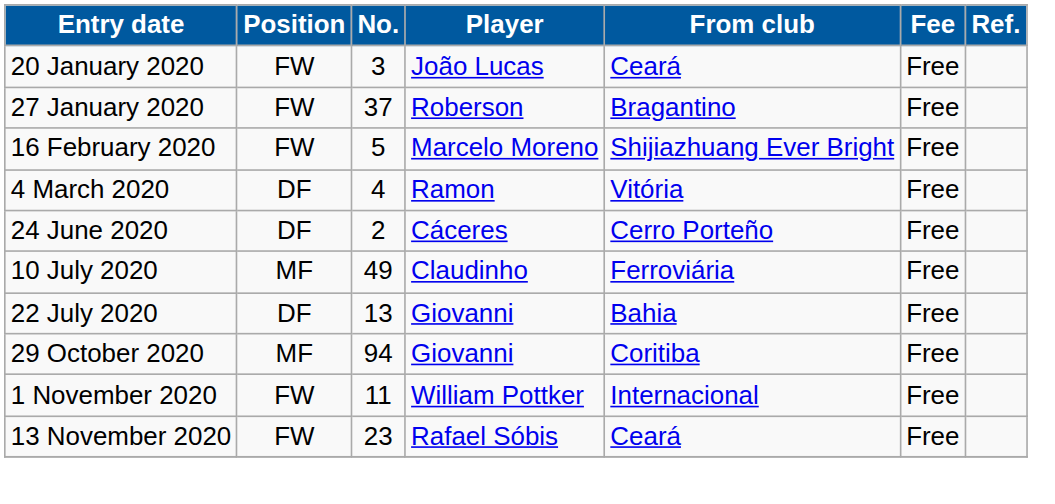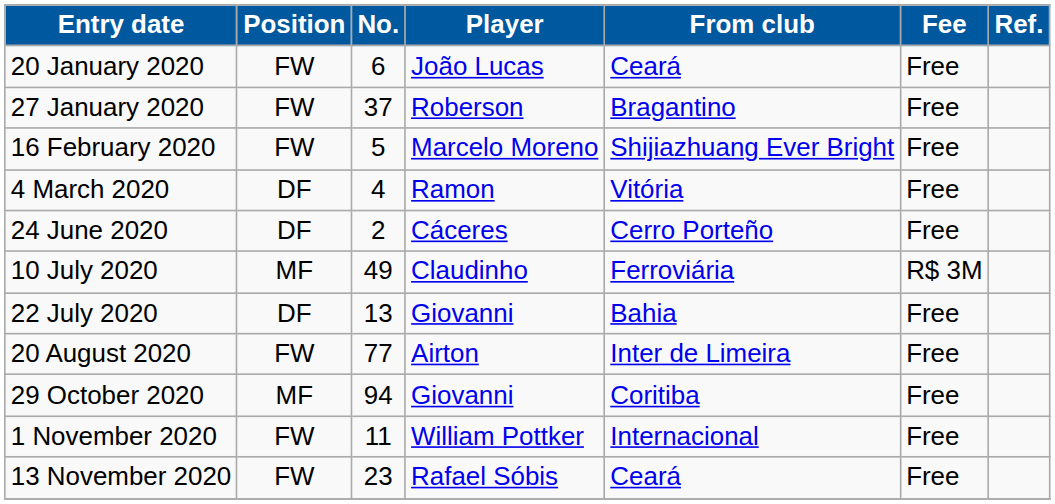(378, 66) 3 -> (378, 66) 6
(933, 271) Free -> (944, 271) R$ 3M
+ row: (101, 353)
